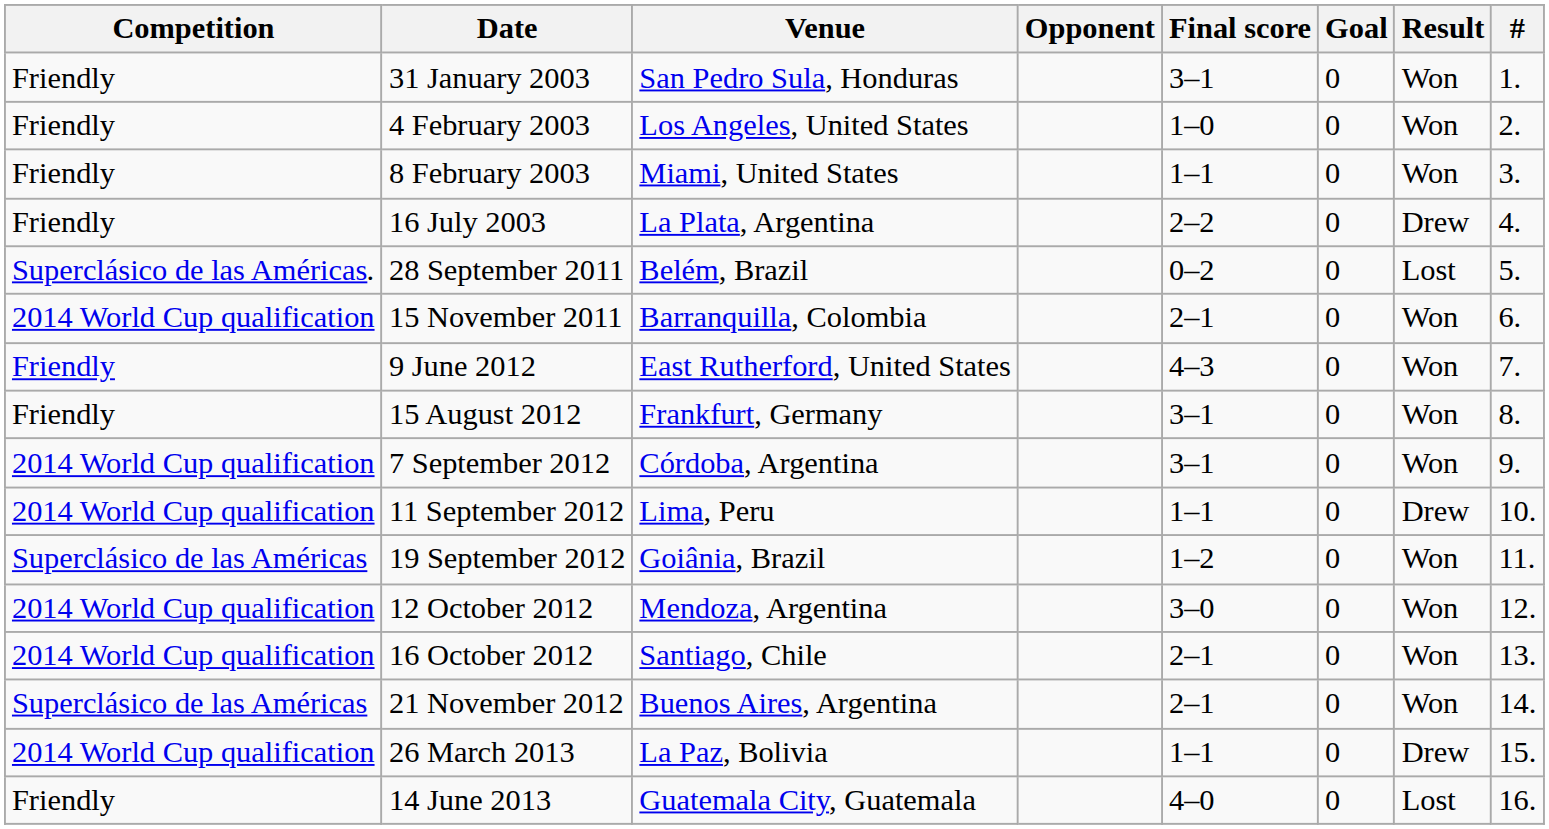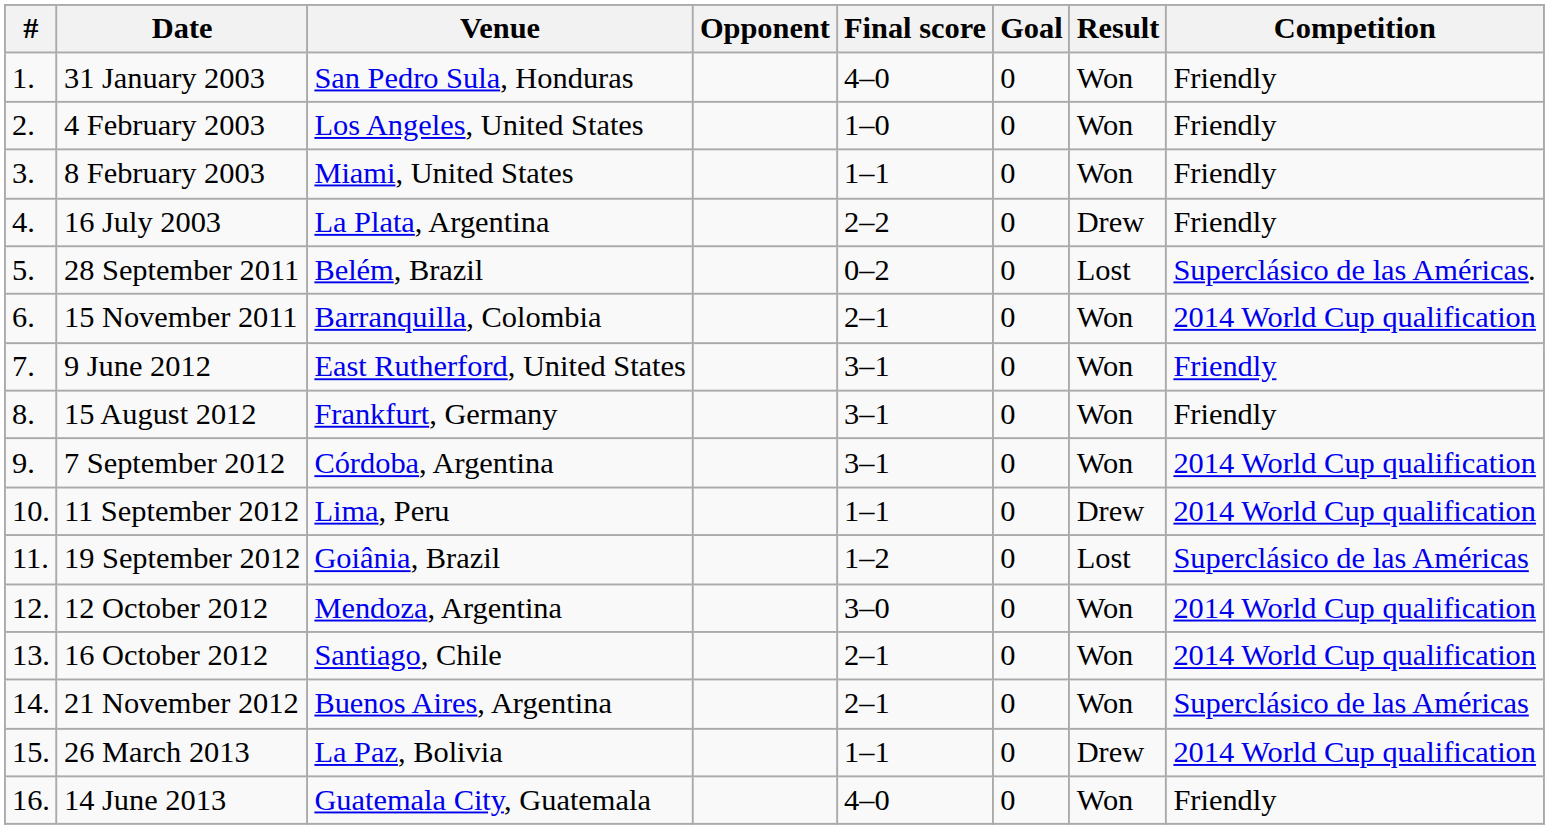columns swapped: (1517, 28) <-> (193, 28)
(1192, 76) 3–1 -> (867, 76) 4–0
(1192, 366) 4–3 -> (867, 366) 3–1
(1430, 558) Won -> (1104, 558) Lost
(1429, 800) Lost -> (1105, 800) Won
